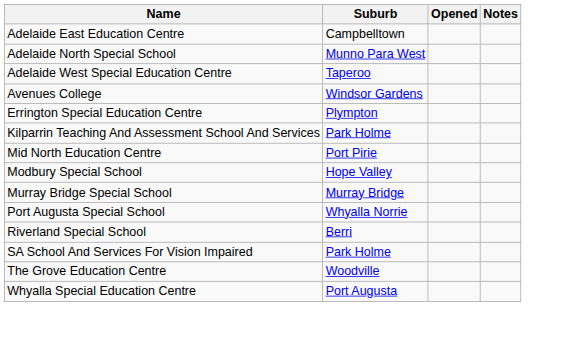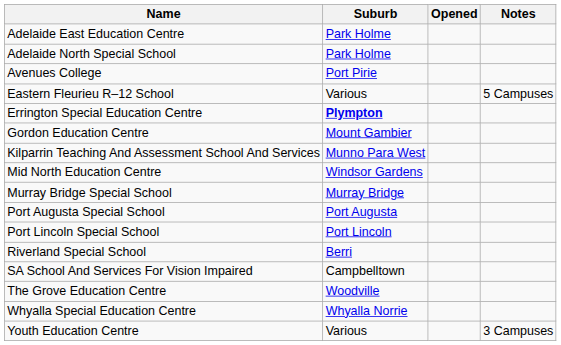(365, 34) Campbelltown -> (358, 34) Park Holme
(375, 53) Munno Para West -> (358, 53) Park Holme
- row: (120, 73)
(374, 93) Windsor Gardens -> (351, 73) Port Pirie
+ row: (91, 93)
(352, 113) normal -> (354, 113) bold
+ row: (78, 133)
(358, 133) Park Holme -> (375, 152) Munno Para West
(351, 152) Port Pirie -> (374, 172) Windsor Gardens
- row: (75, 172)
(367, 212) Whyalla Norrie -> (361, 212) Port Augusta
+ row: (83, 232)
(358, 251) Park Holme -> (365, 271) Campbelltown
(361, 291) Port Augusta -> (367, 311) Whyalla Norrie
+ row: (73, 331)
